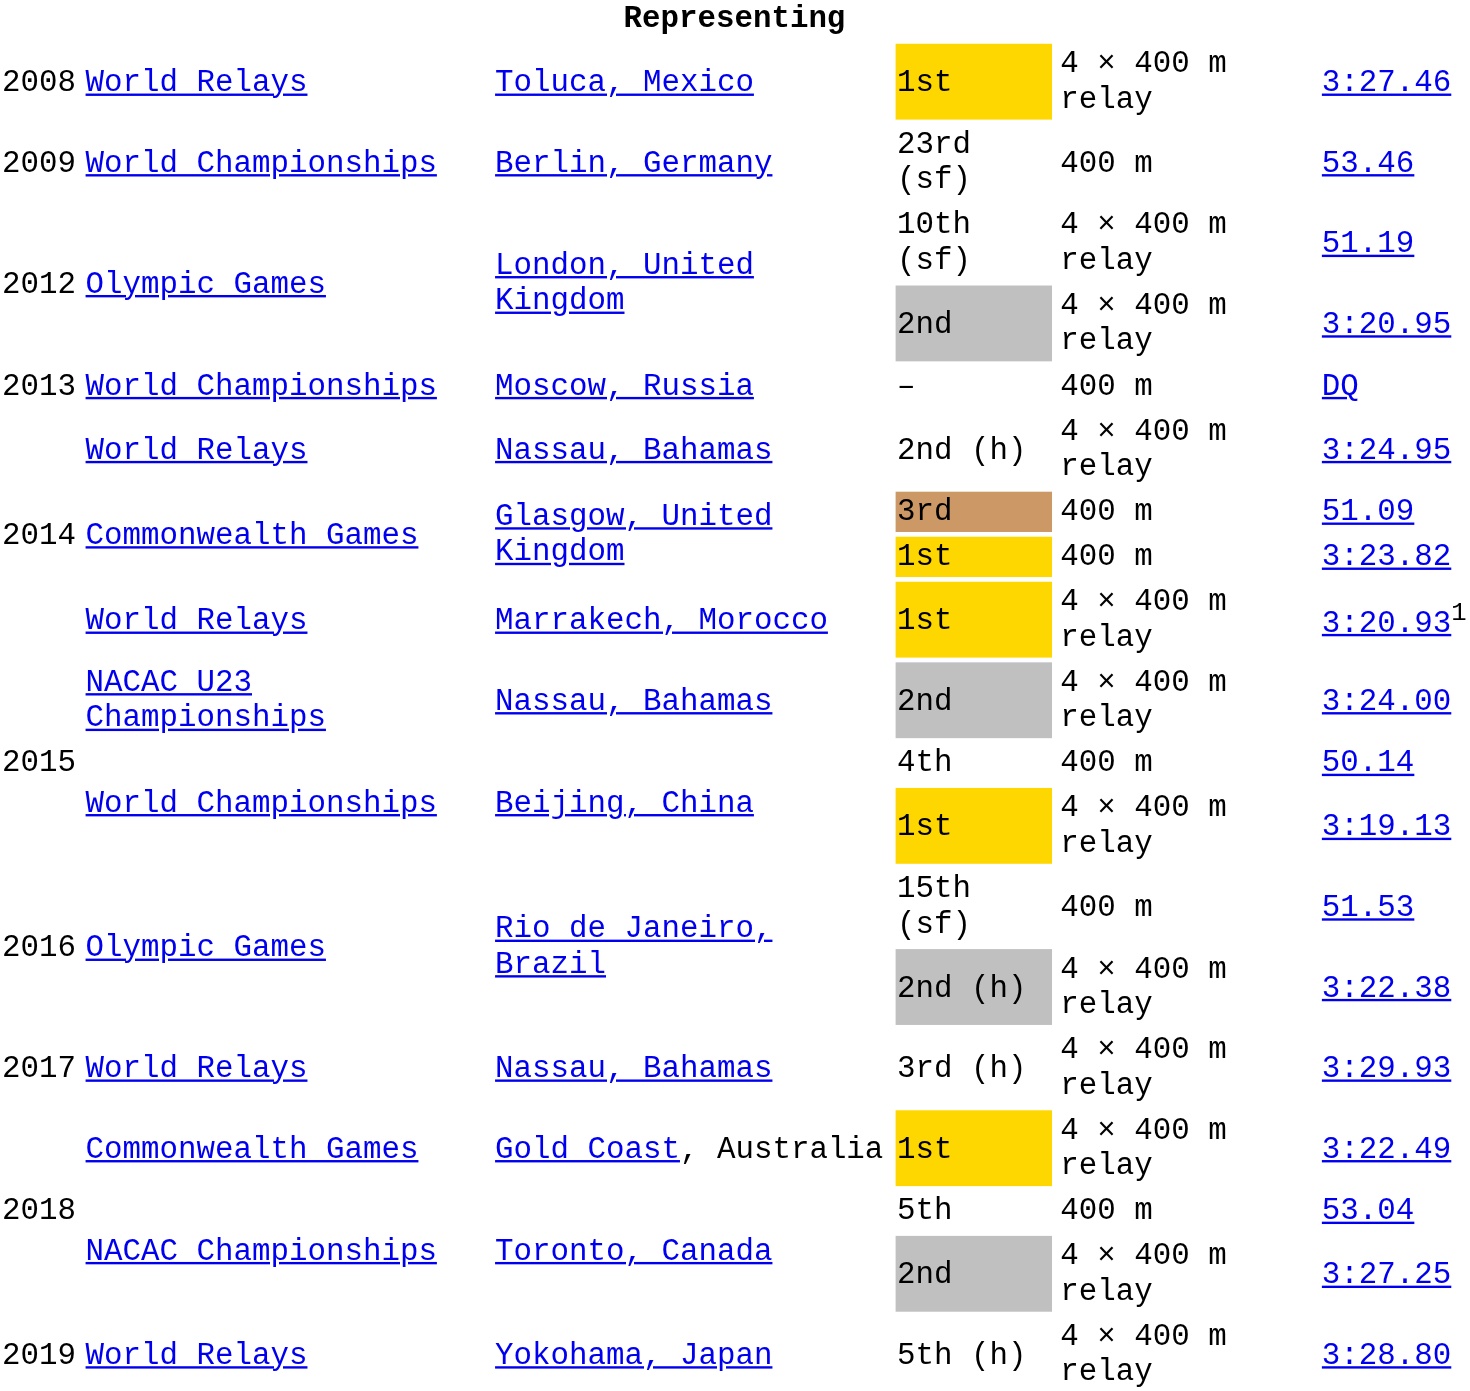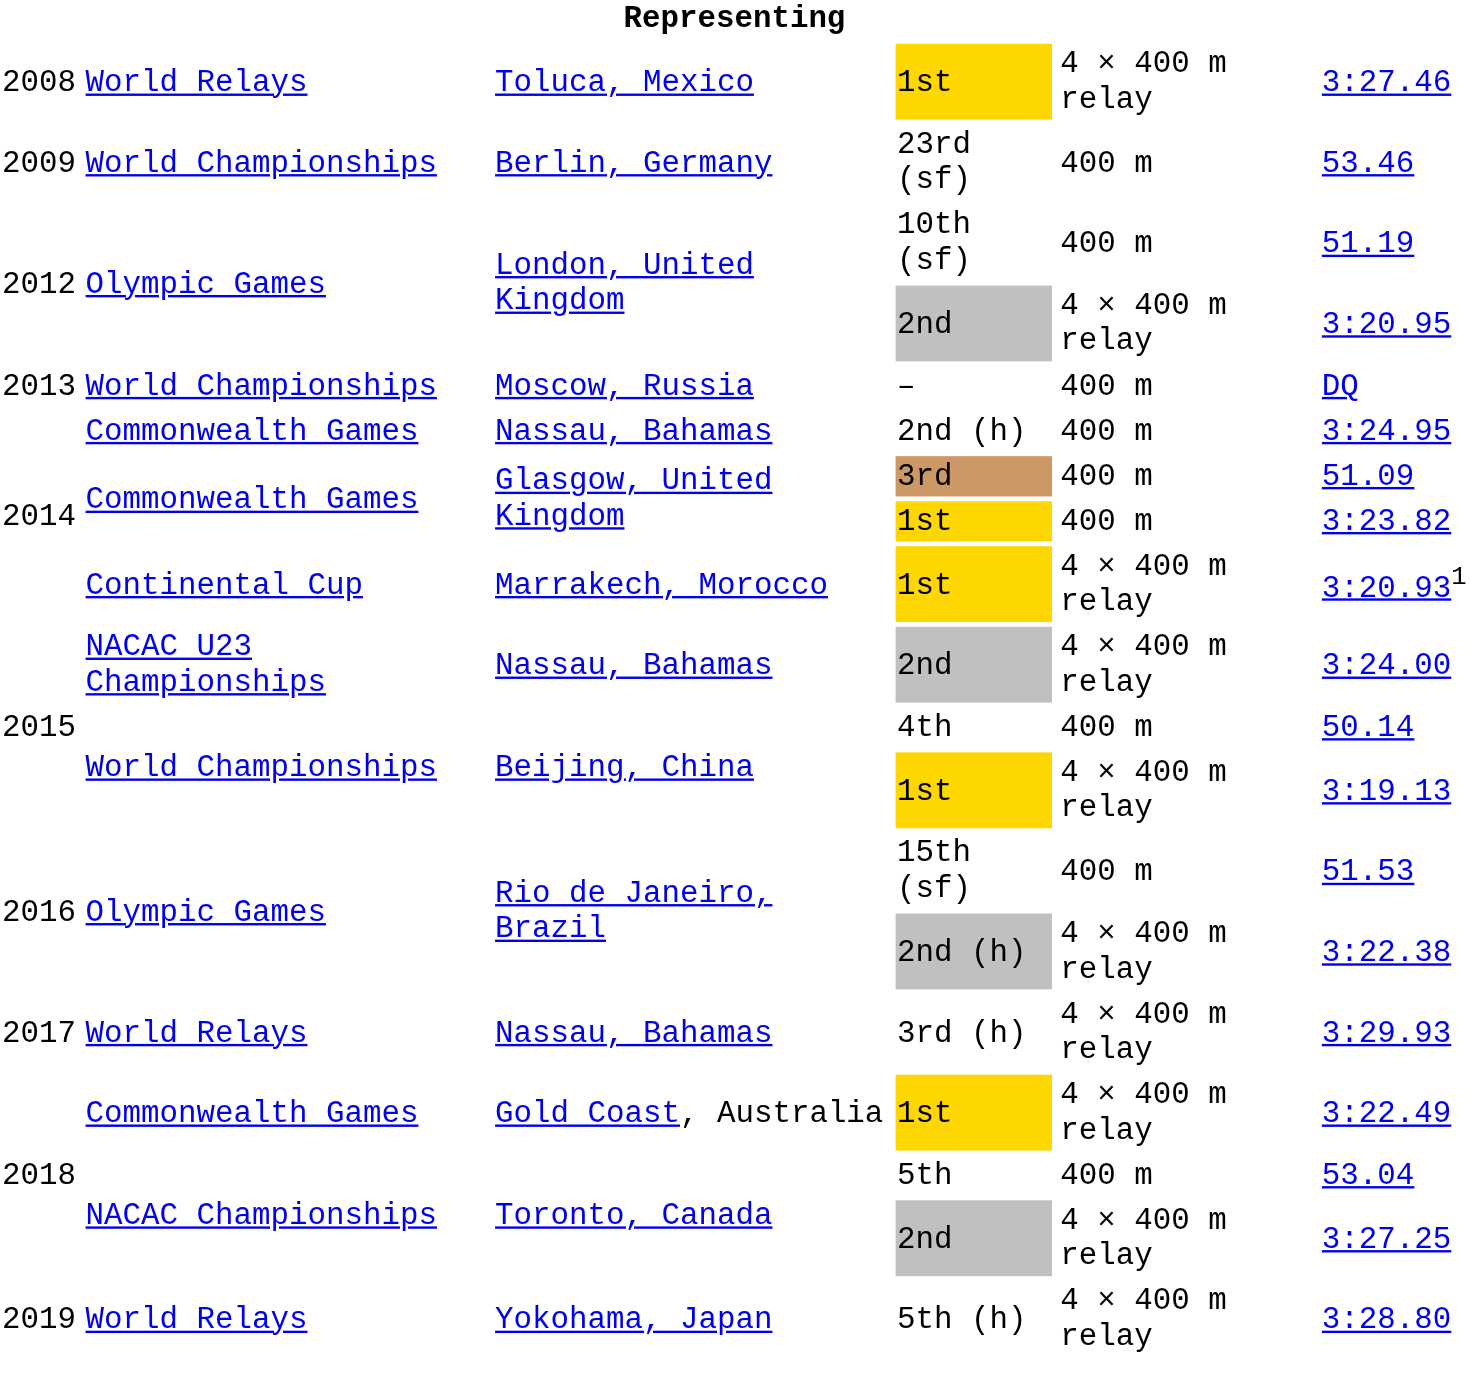(1143, 243) 4 × 400 m relay -> (1107, 243) 400 m
(197, 449) World Relays -> (252, 431) Commonwealth Games
(1143, 449) 4 × 400 m relay -> (1107, 431) 400 m
(197, 620) World Relays -> (224, 584) Continental Cup
